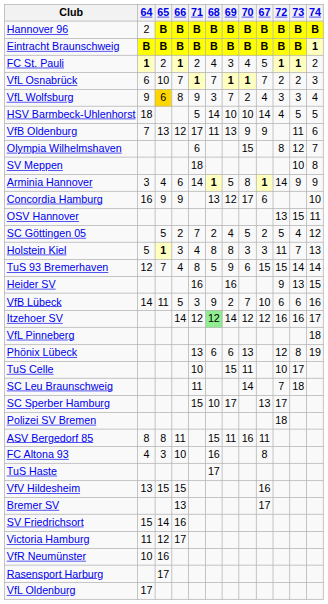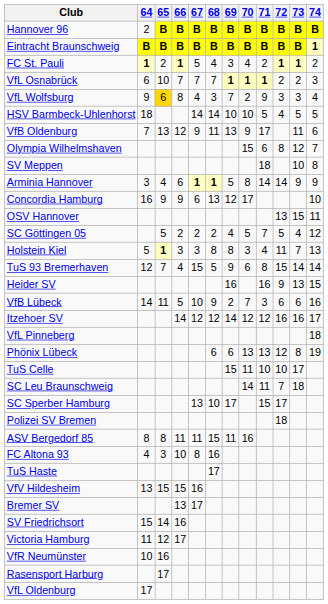columns swapped: (264, 13) <-> (197, 13)
(214, 319) lightgreen background -> (214, 319) no background
